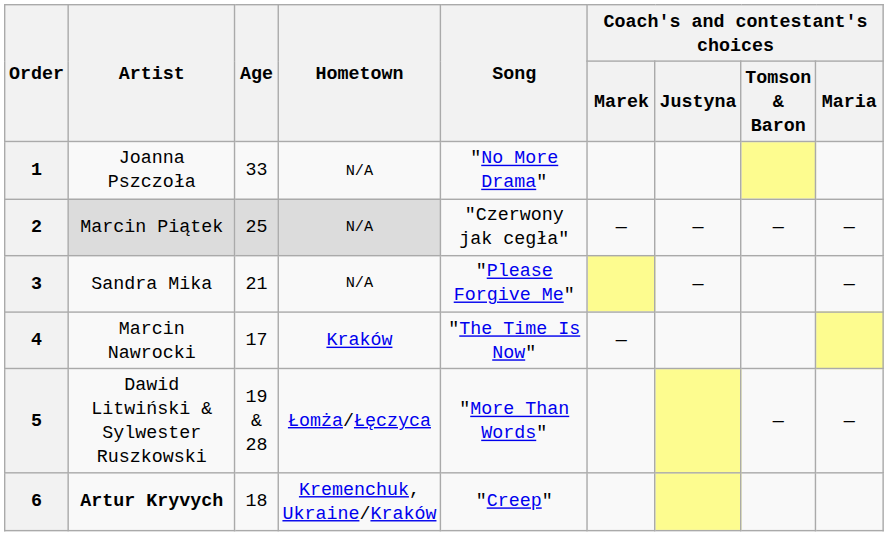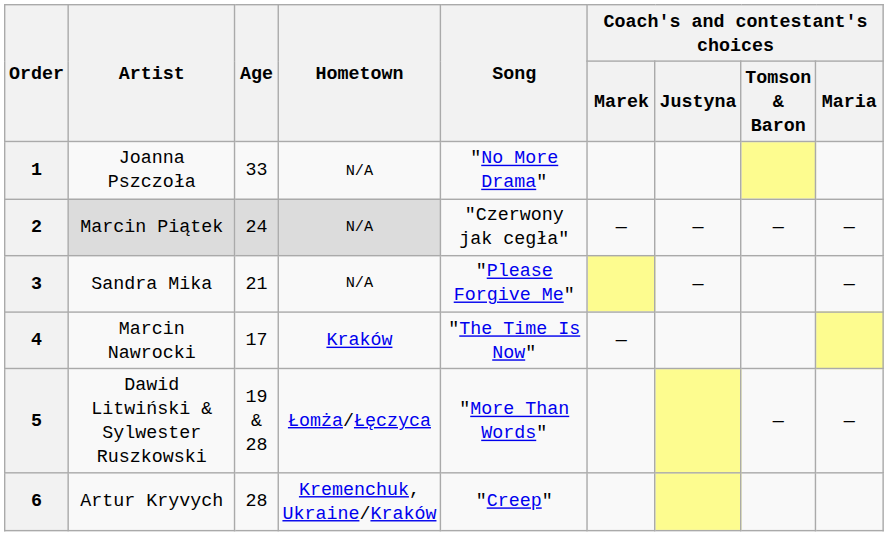(257, 227) 25 -> (257, 227) 24
(152, 502) bold -> (152, 502) normal
(257, 502) 18 -> (257, 502) 28
